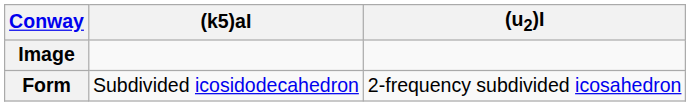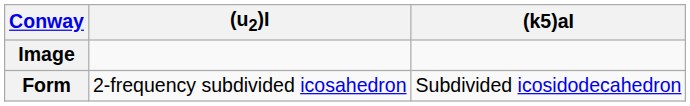columns swapped: (525, 22) <-> (226, 21)
